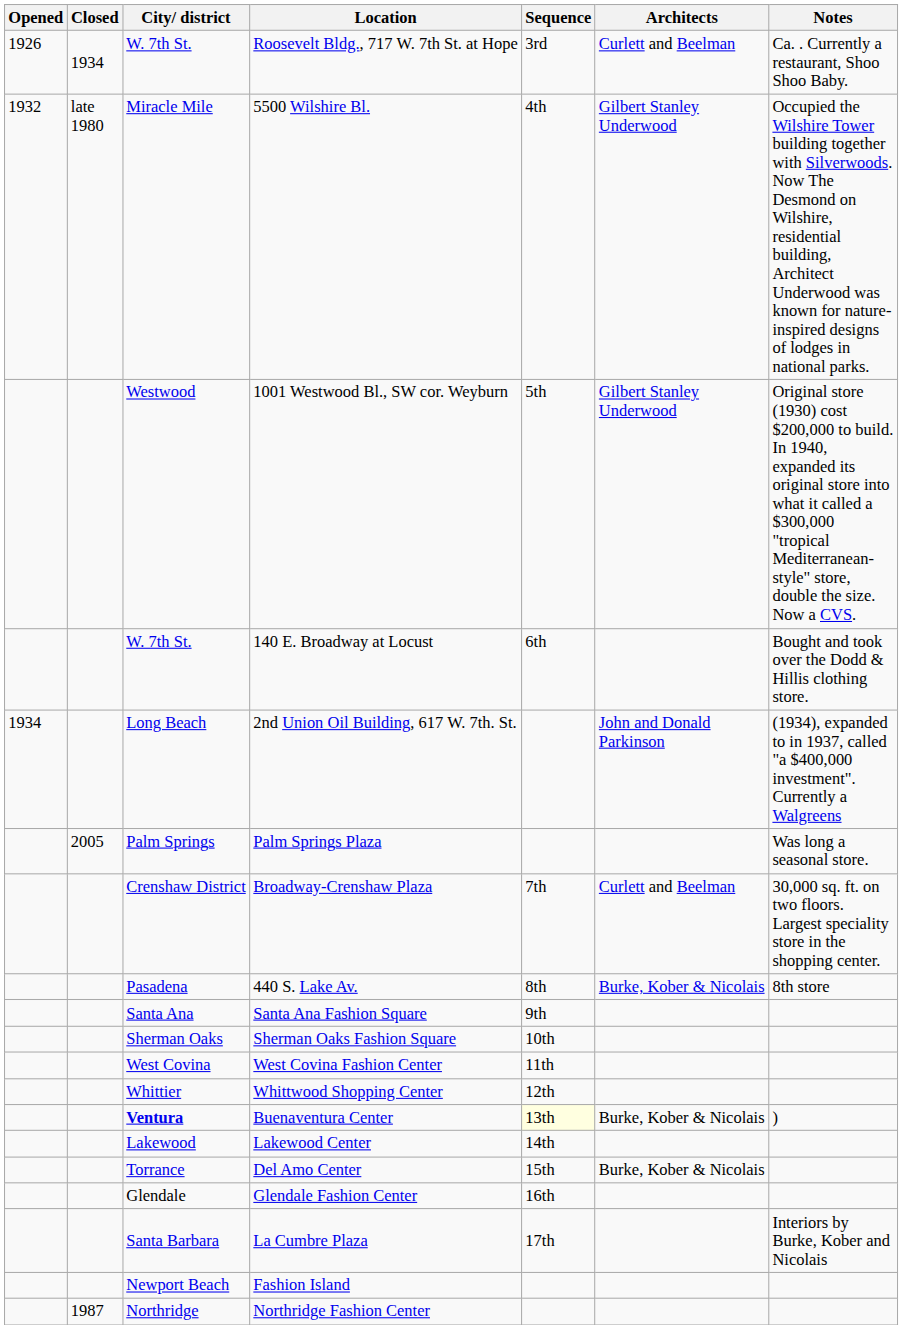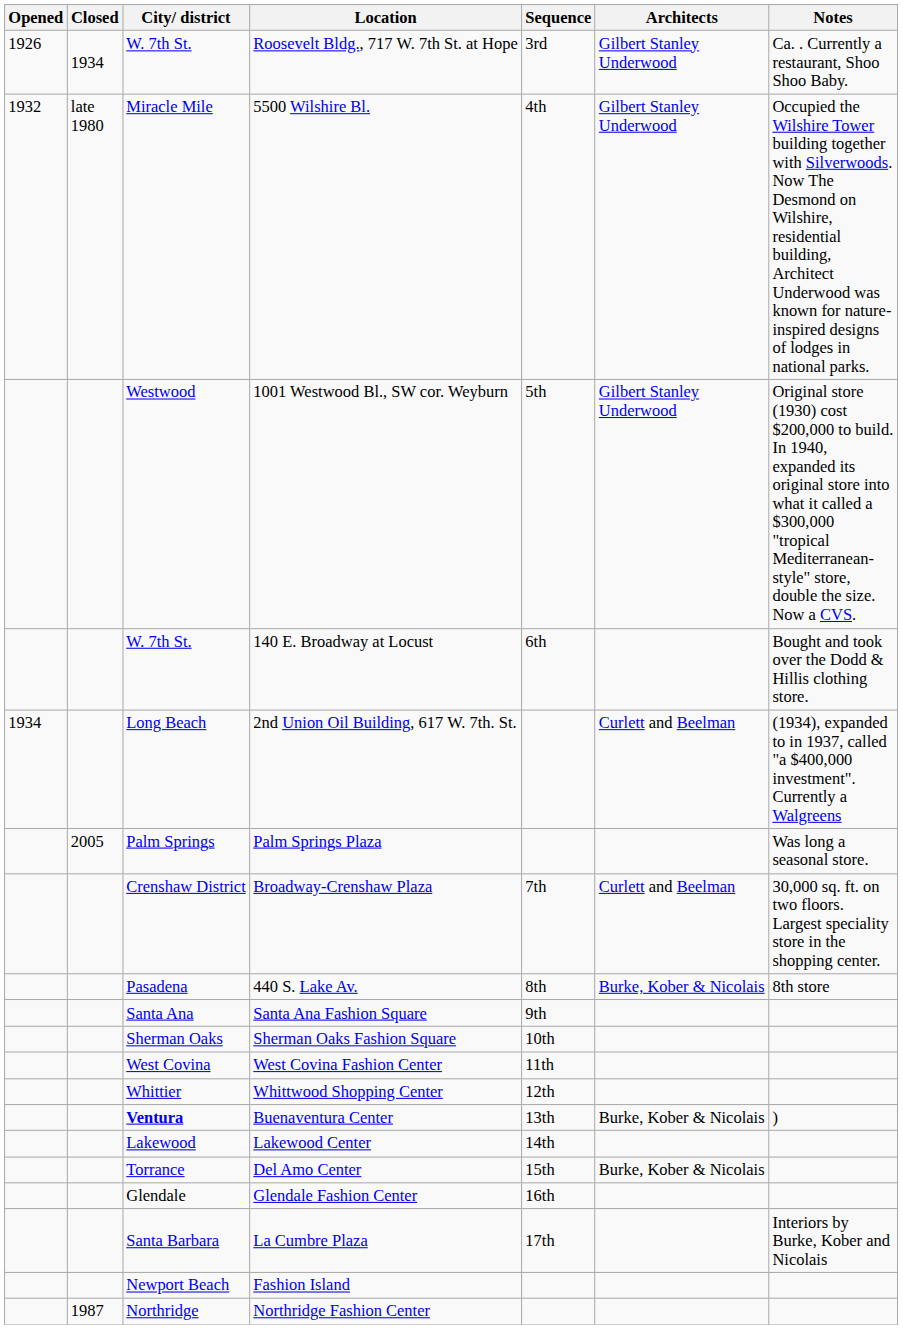(667, 43) Curlett and Beelman -> (649, 52) Gilbert Stanley Underwood
(655, 732) John and Donald Parkinson -> (667, 722) Curlett and Beelman
(540, 1117) lightyellow background -> (540, 1117) no background
